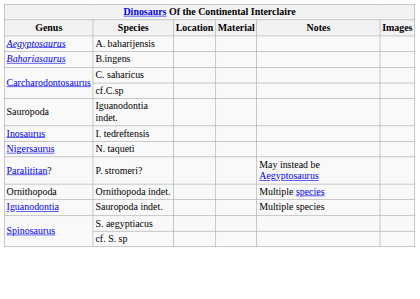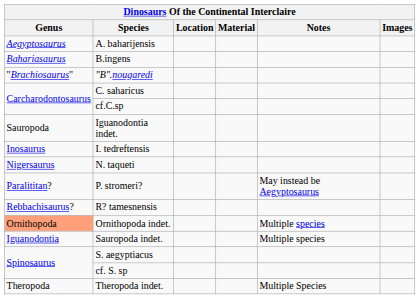+ row: (124, 75)
+ row: (126, 207)
(32, 192) no background -> (32, 223) lightsalmon background
+ row: (129, 286)
